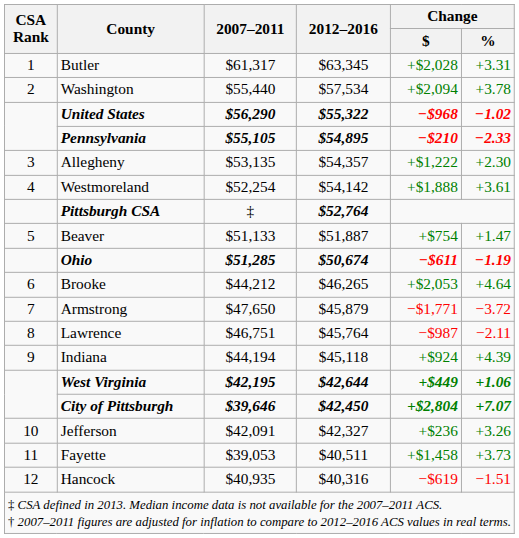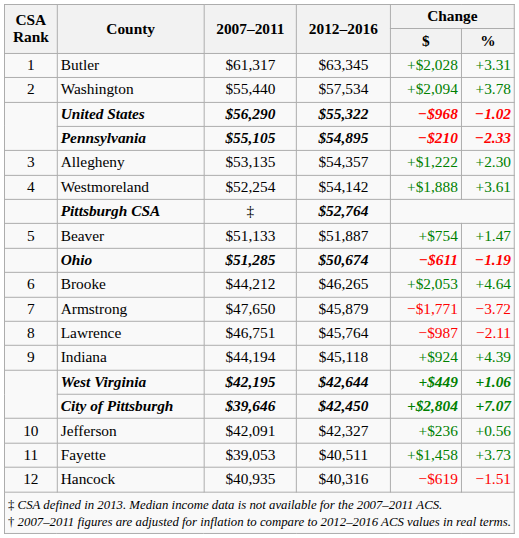(493, 430) +3.26 -> (493, 430) +0.56
